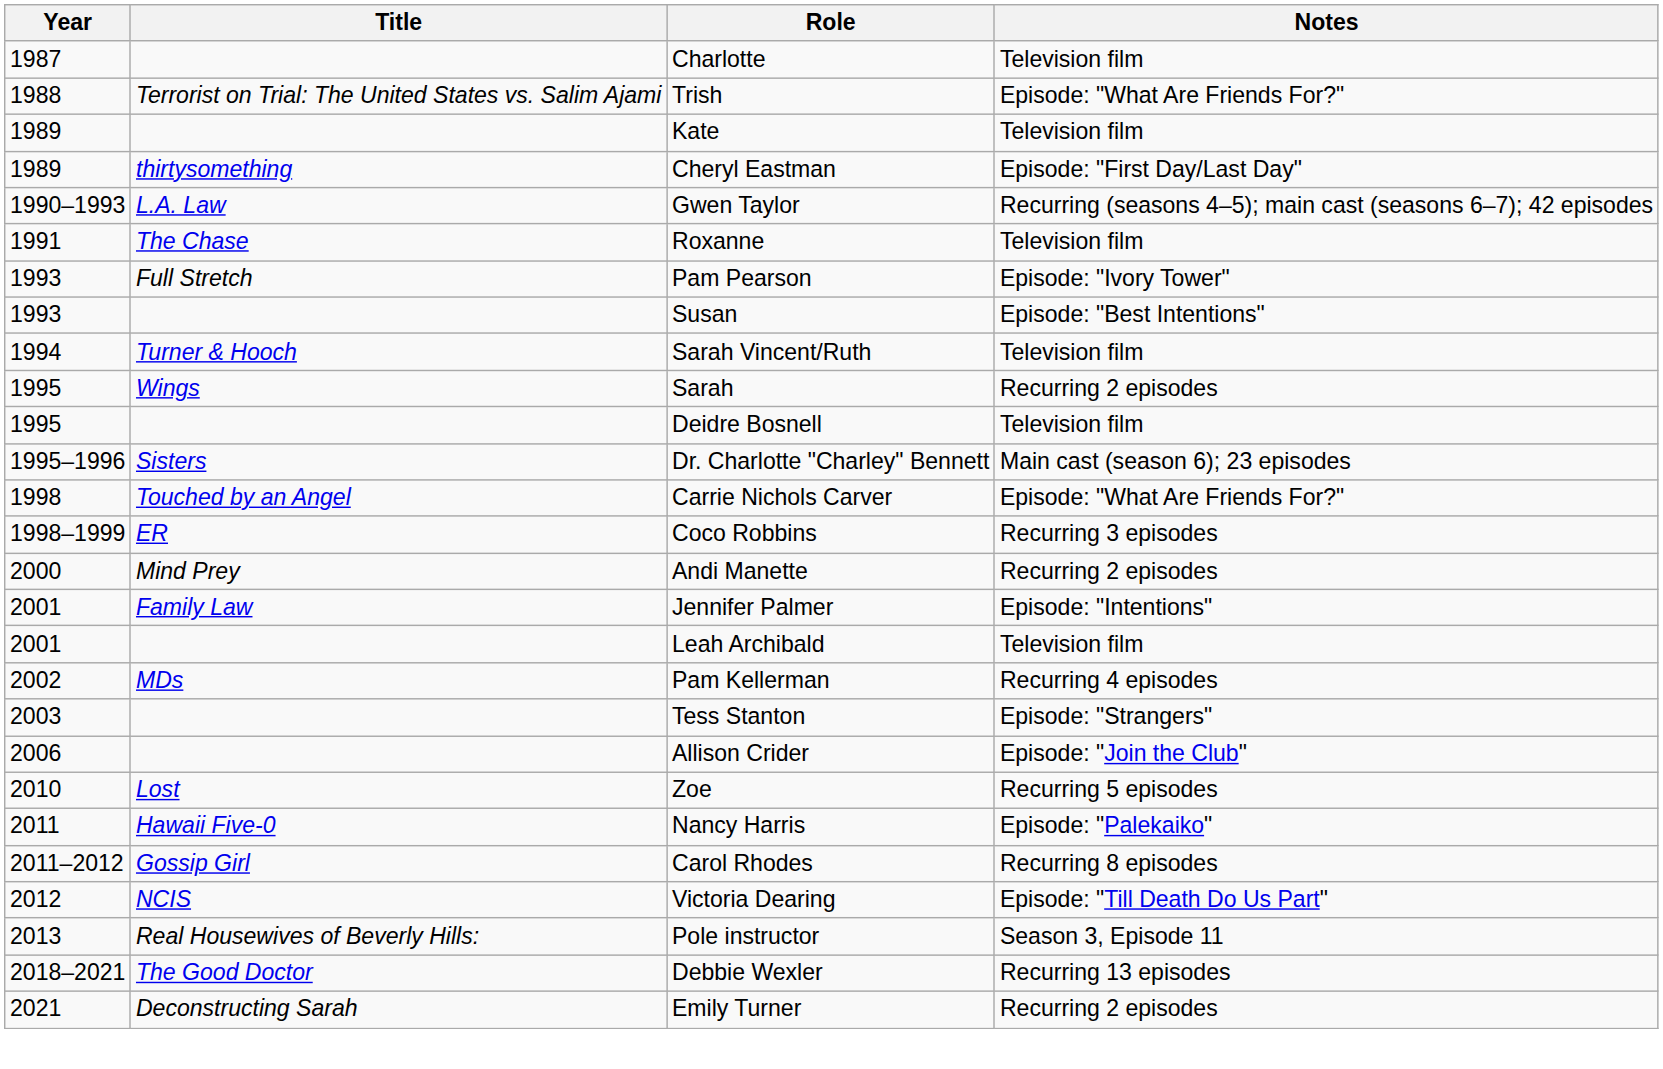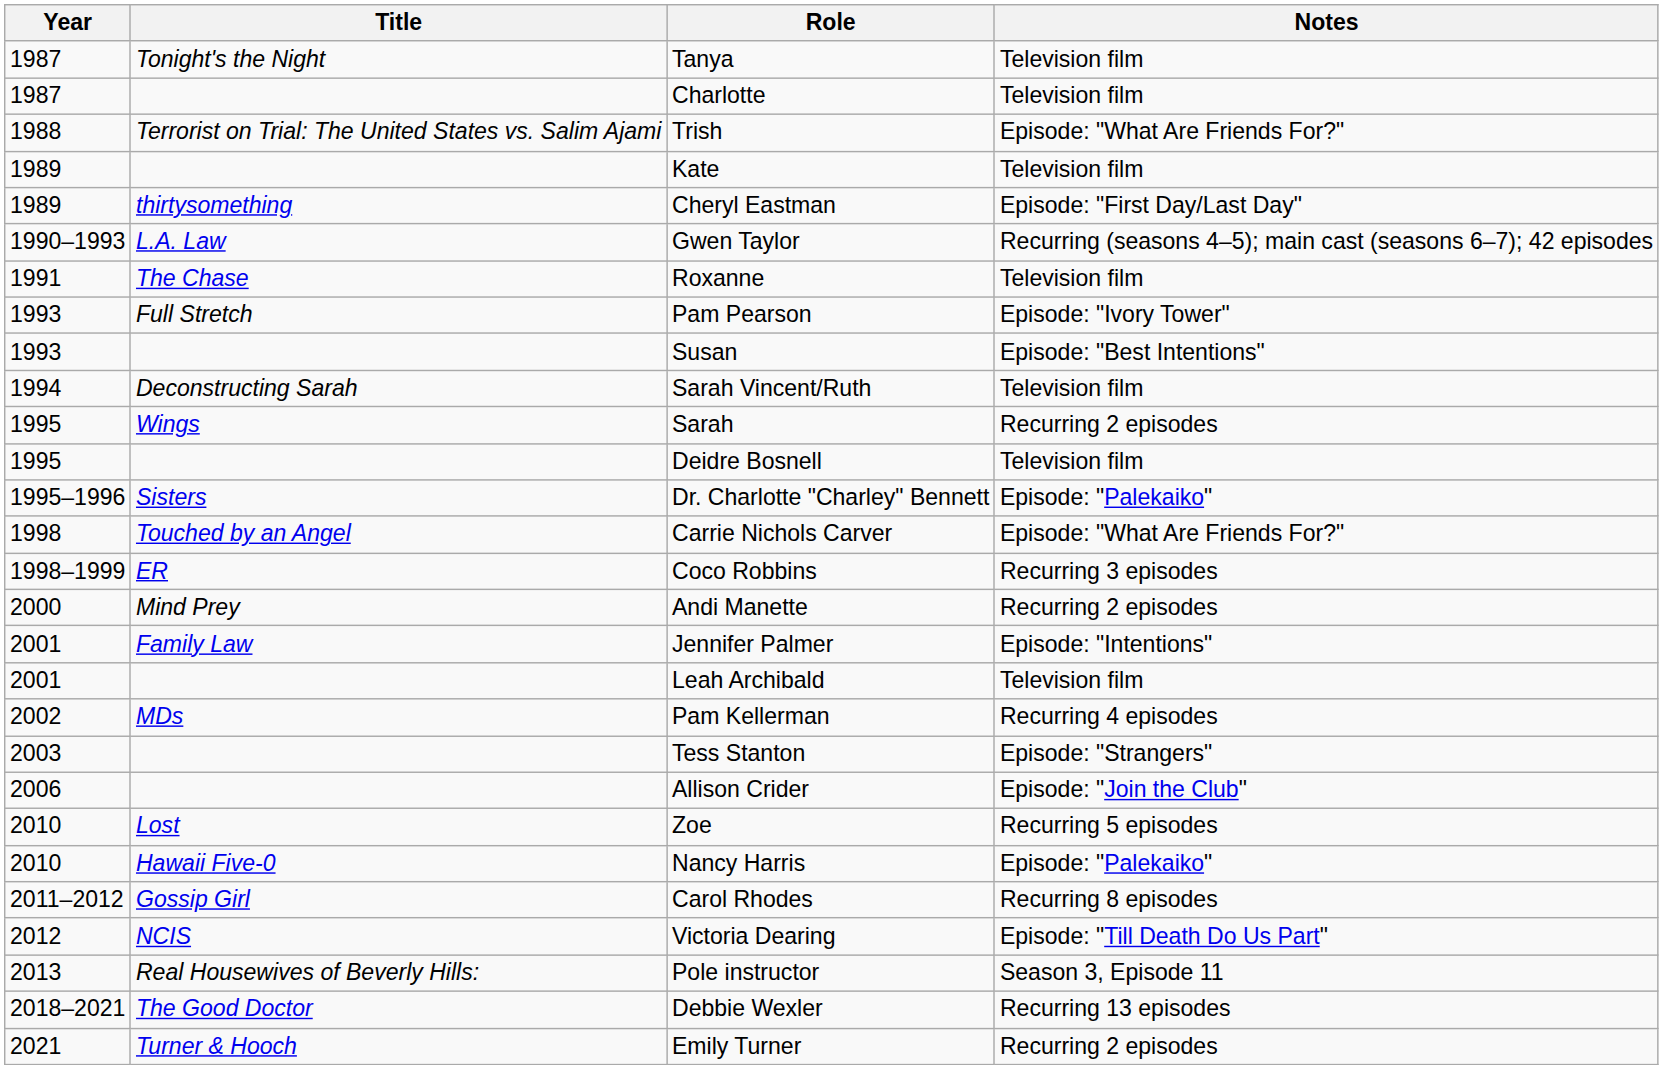+ row: (703, 59)
(216, 351) Turner & Hooch -> (247, 388) Deconstructing Sarah
(1175, 461) Main cast (season 6); 23 episodes -> (1106, 497) Episode: "Palekaiko"
(35, 826) 2011 -> (36, 863) 2010
(247, 1009) Deconstructing Sarah -> (216, 1045) Turner & Hooch
